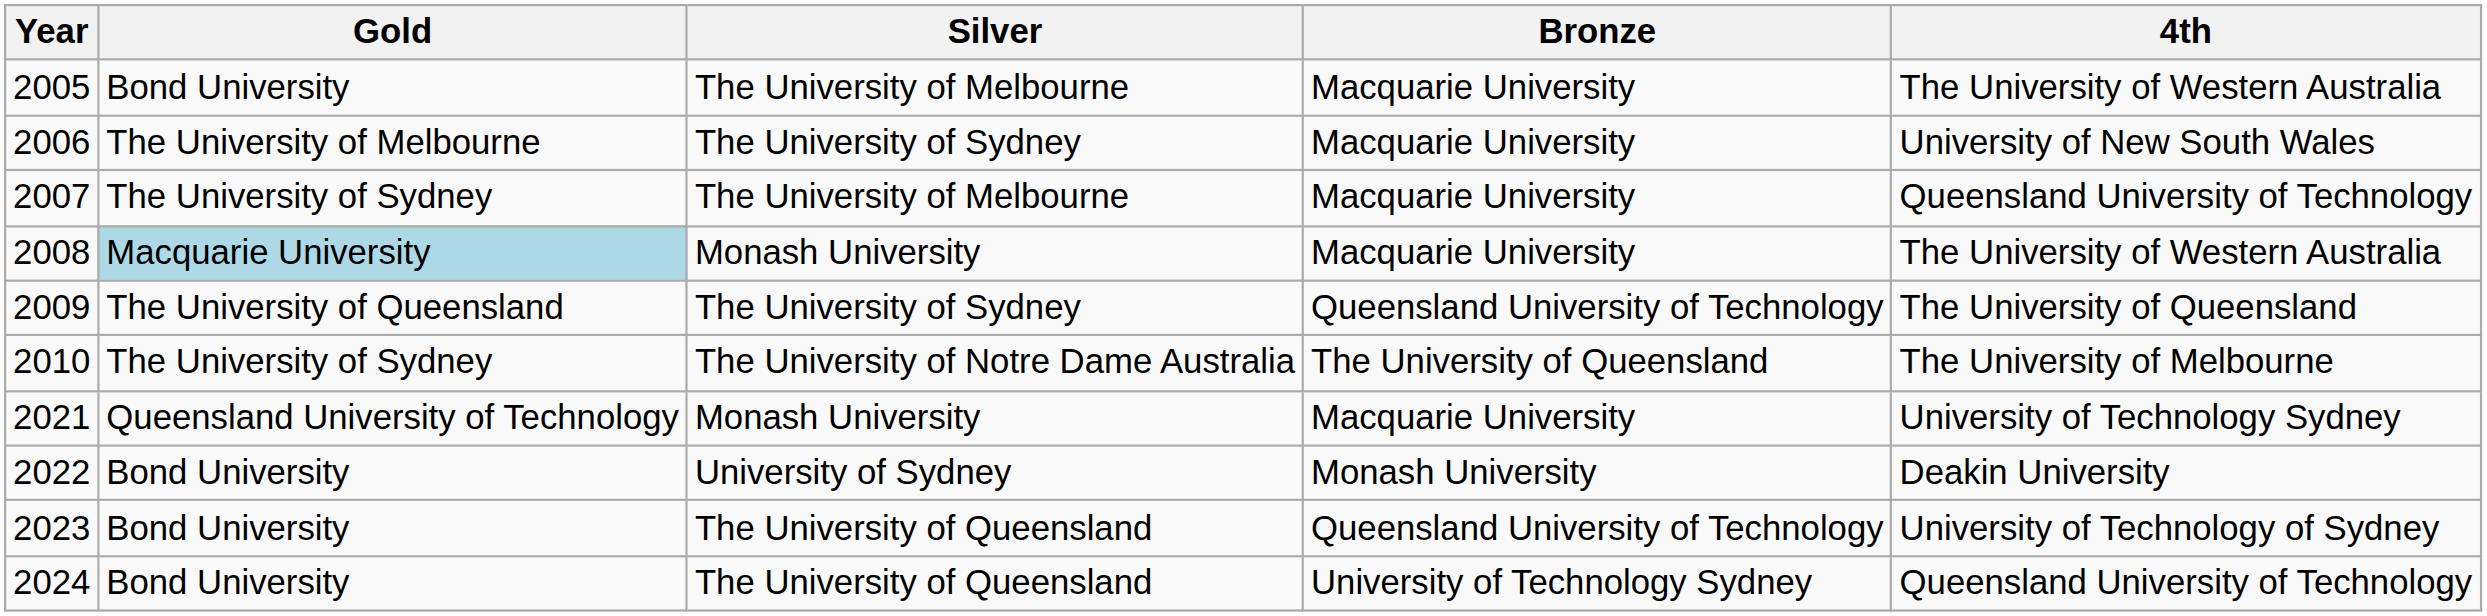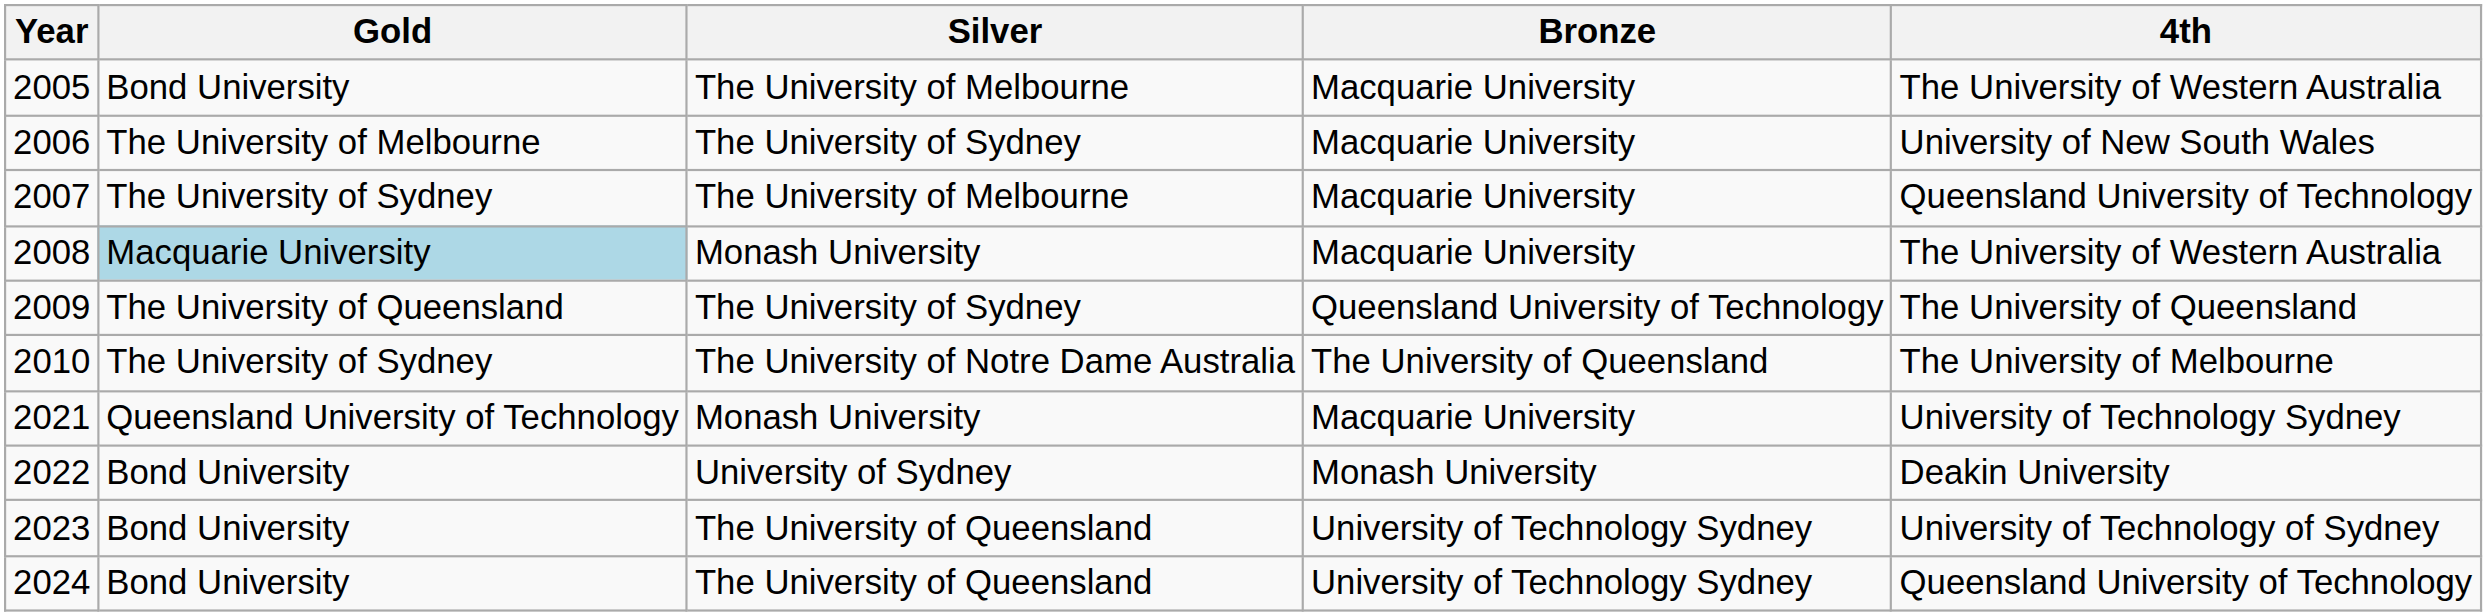(1597, 527) Queensland University of Technology -> (1562, 527) University of Technology Sydney
